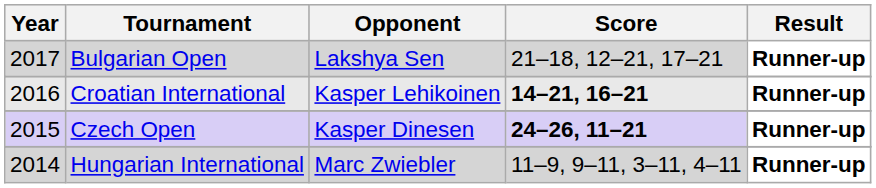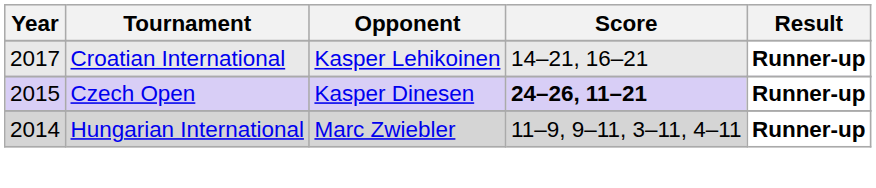- row: (149, 58)
(35, 94) 2016 -> (35, 58) 2017
(580, 94) bold -> (580, 58) normal
